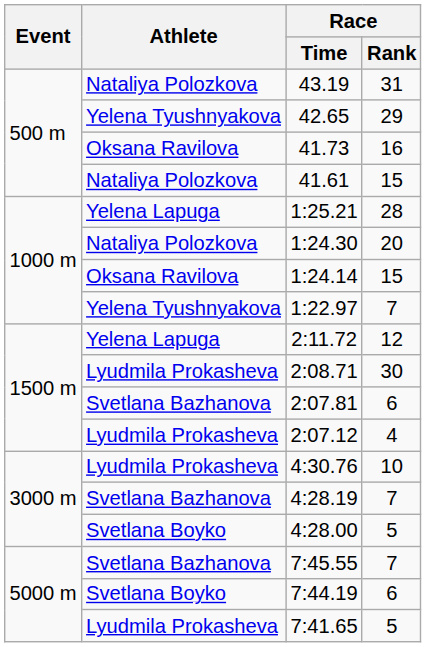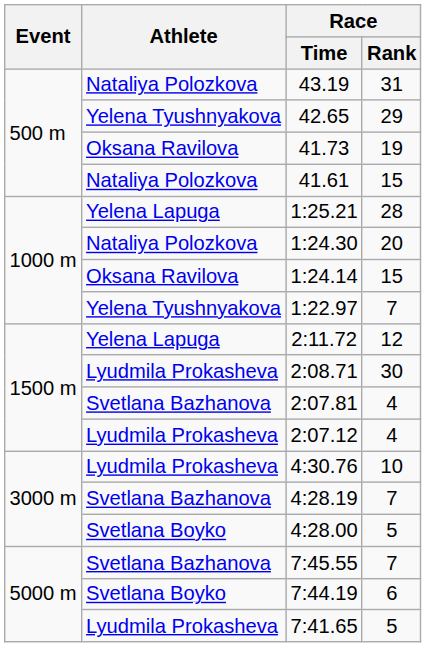(392, 148) 16 -> (392, 148) 19
(392, 403) 6 -> (392, 403) 4
